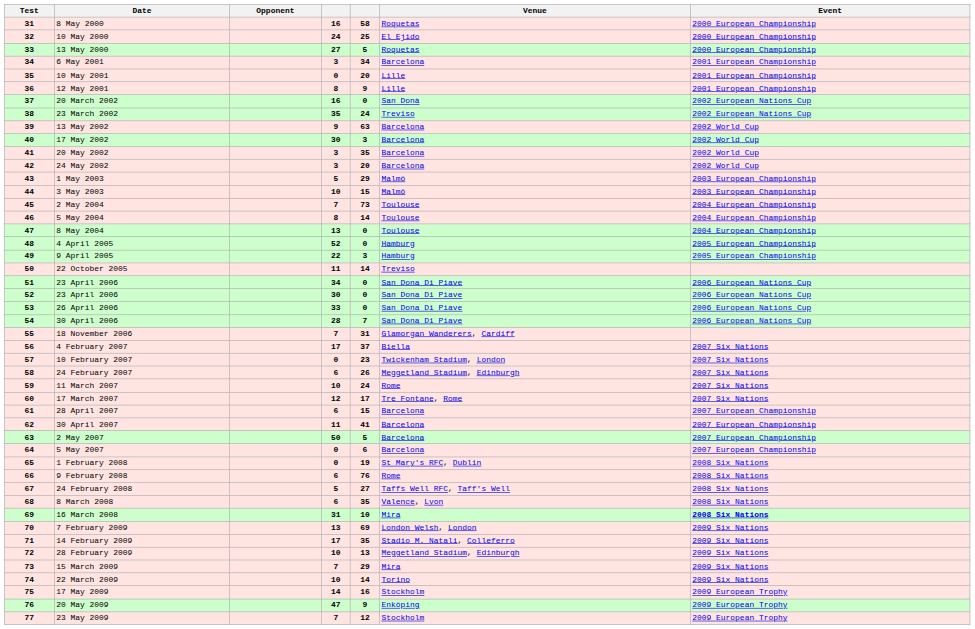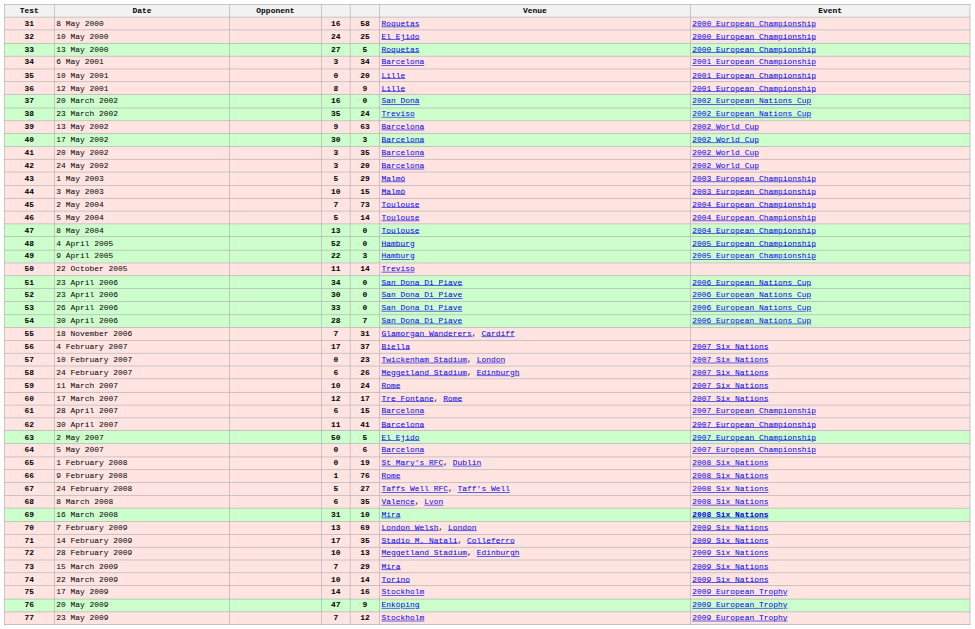(336, 218) 8 -> (336, 218) 5
(403, 437) Barcelona -> (400, 437) El Ejido
(336, 476) 6 -> (336, 476) 1
